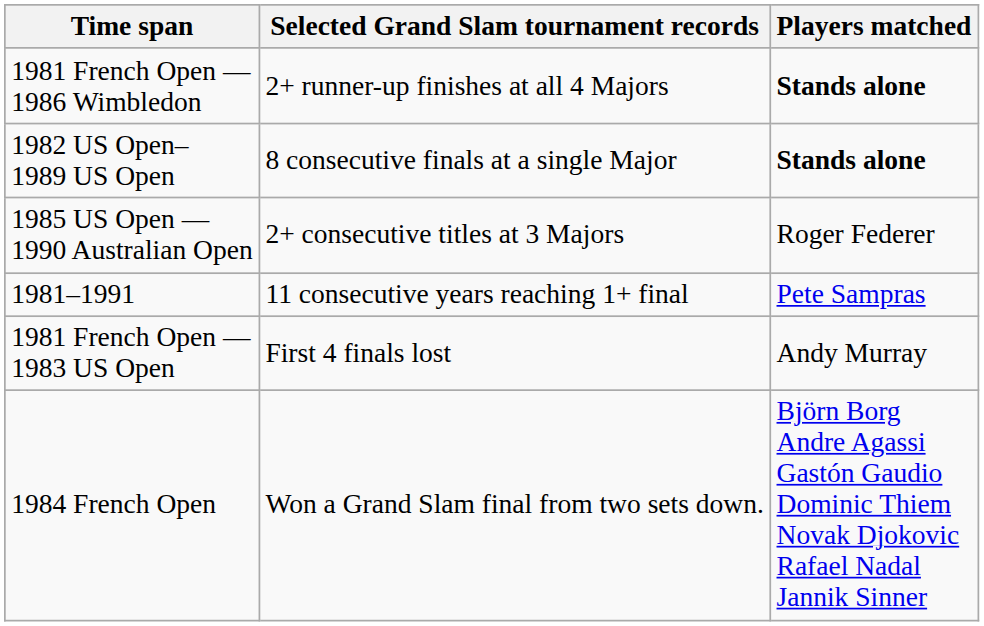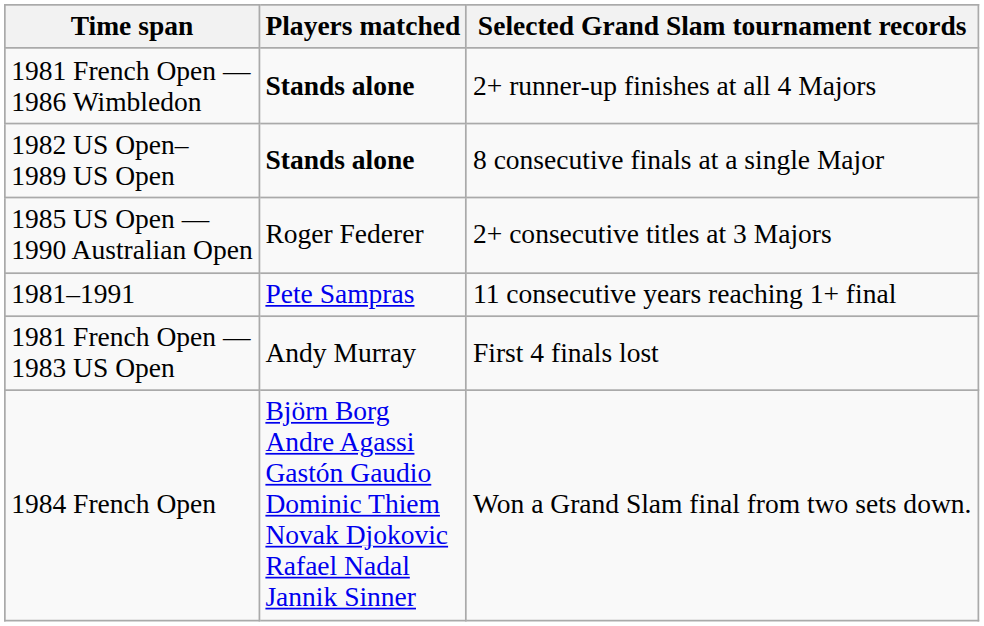columns swapped: (515, 26) <-> (874, 26)
